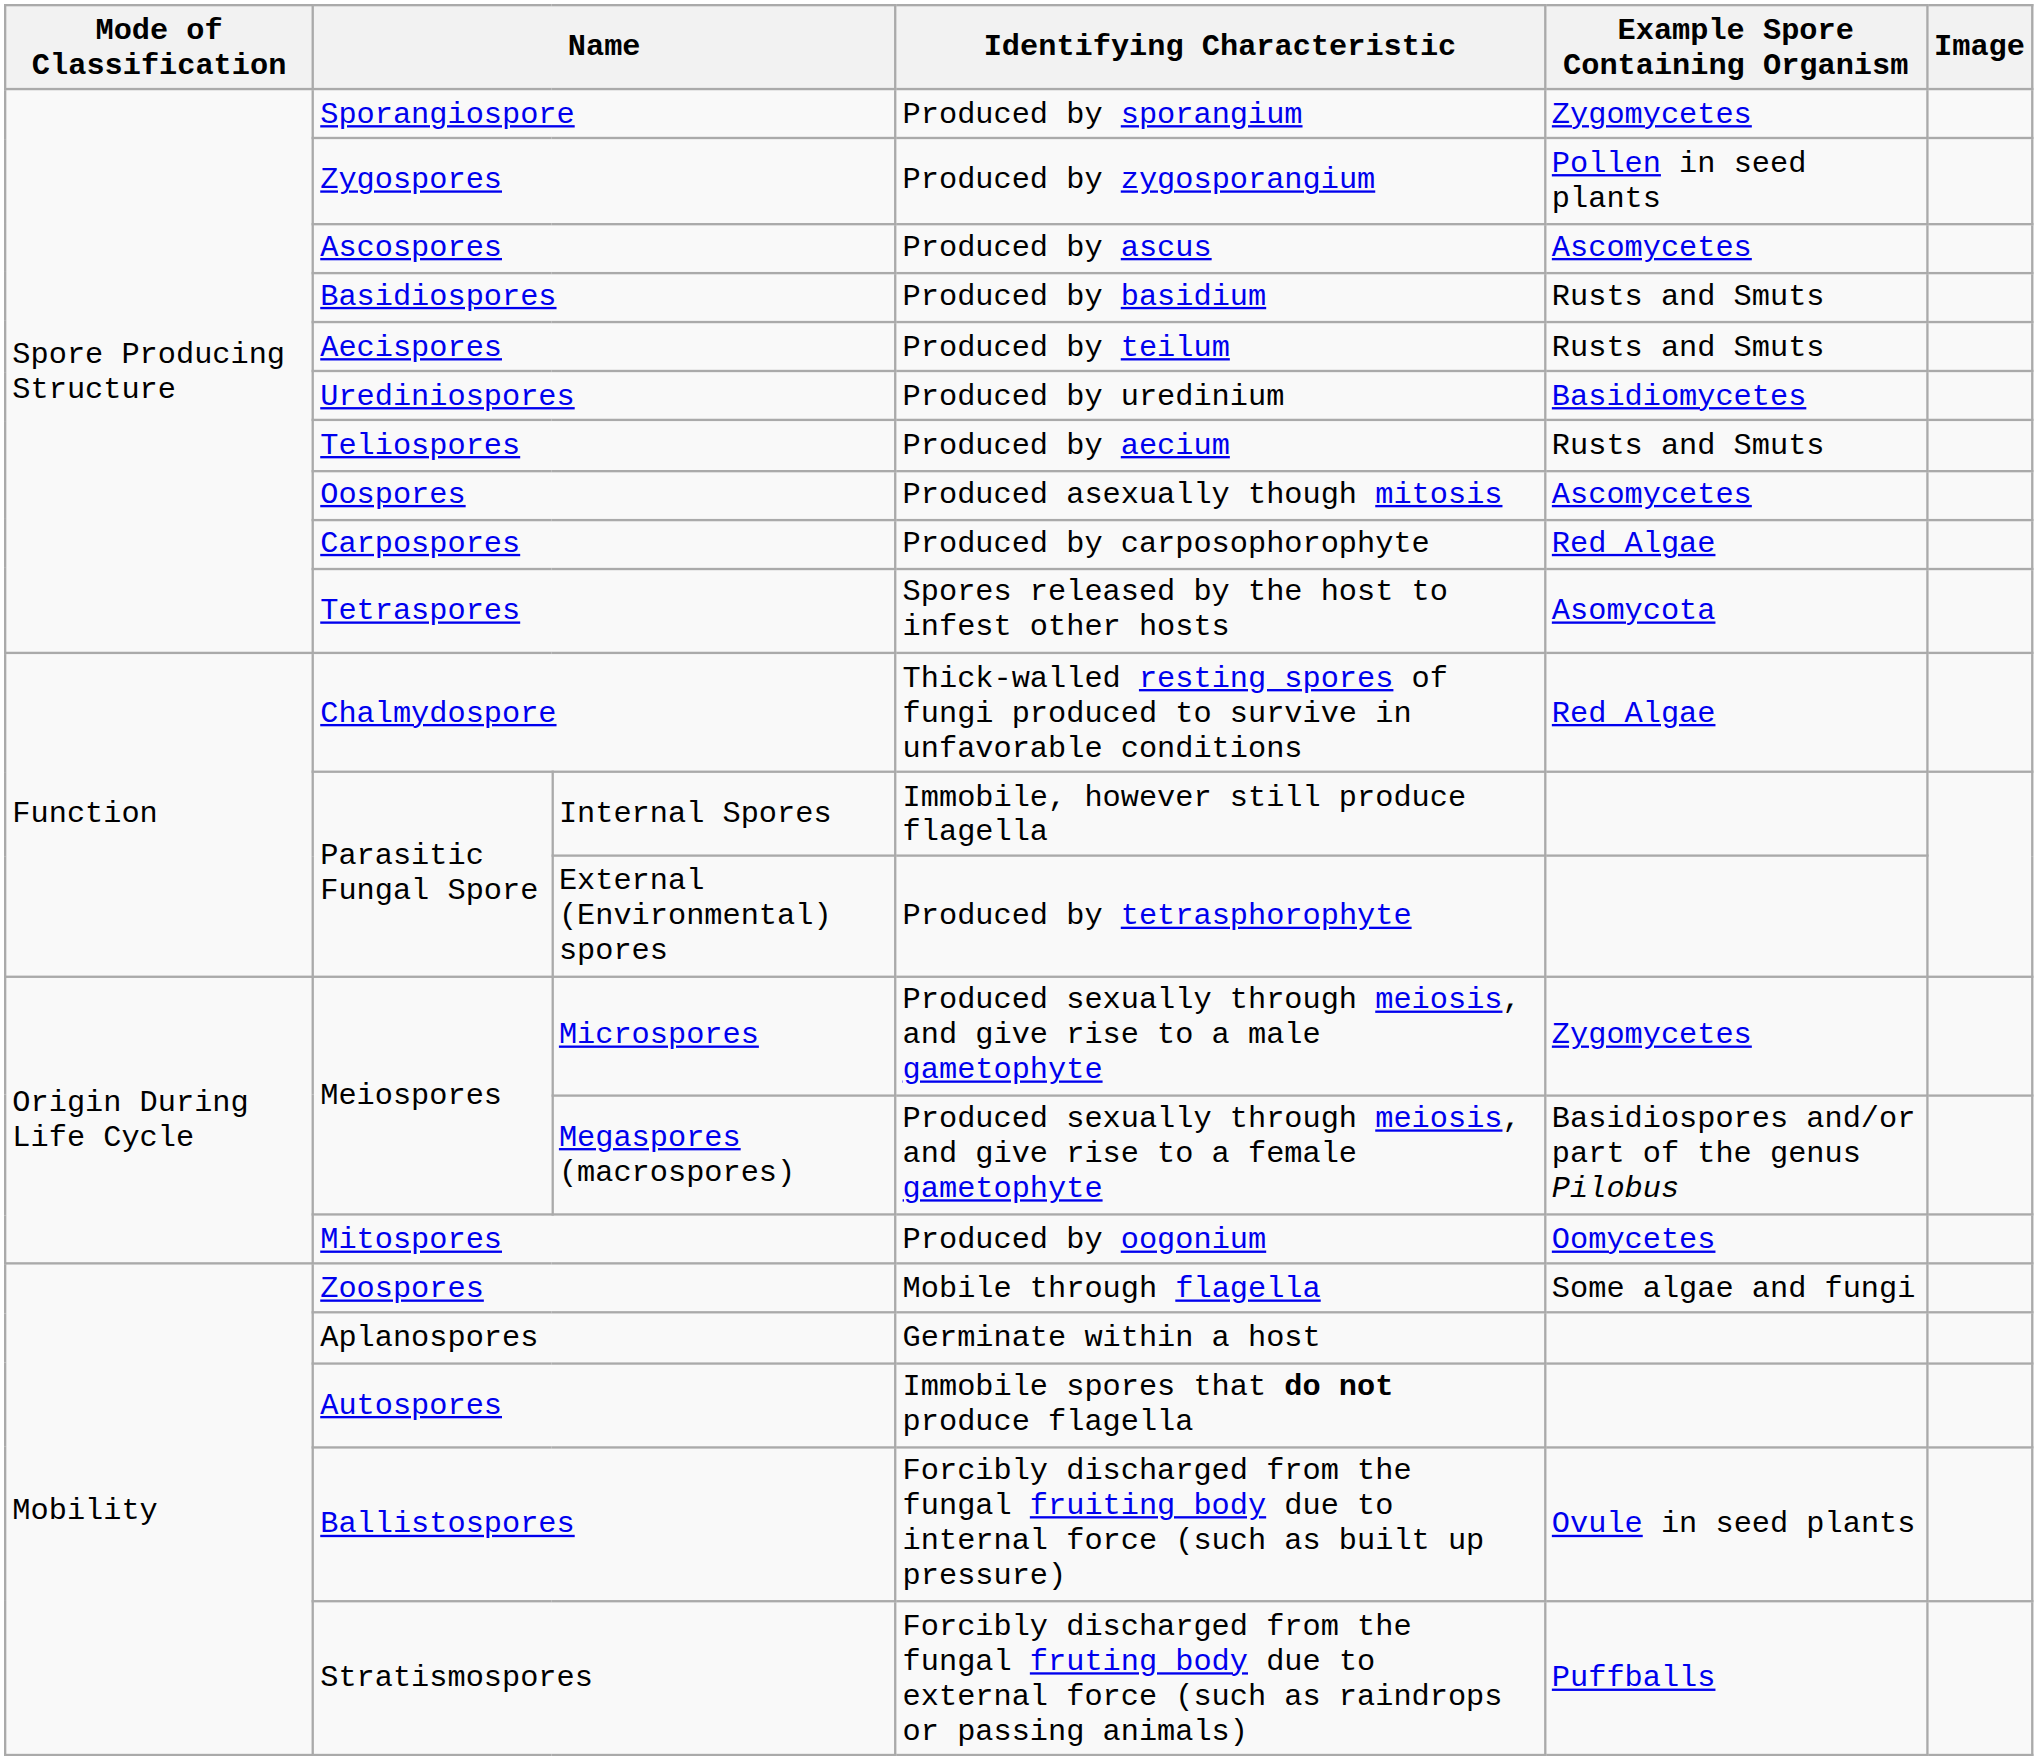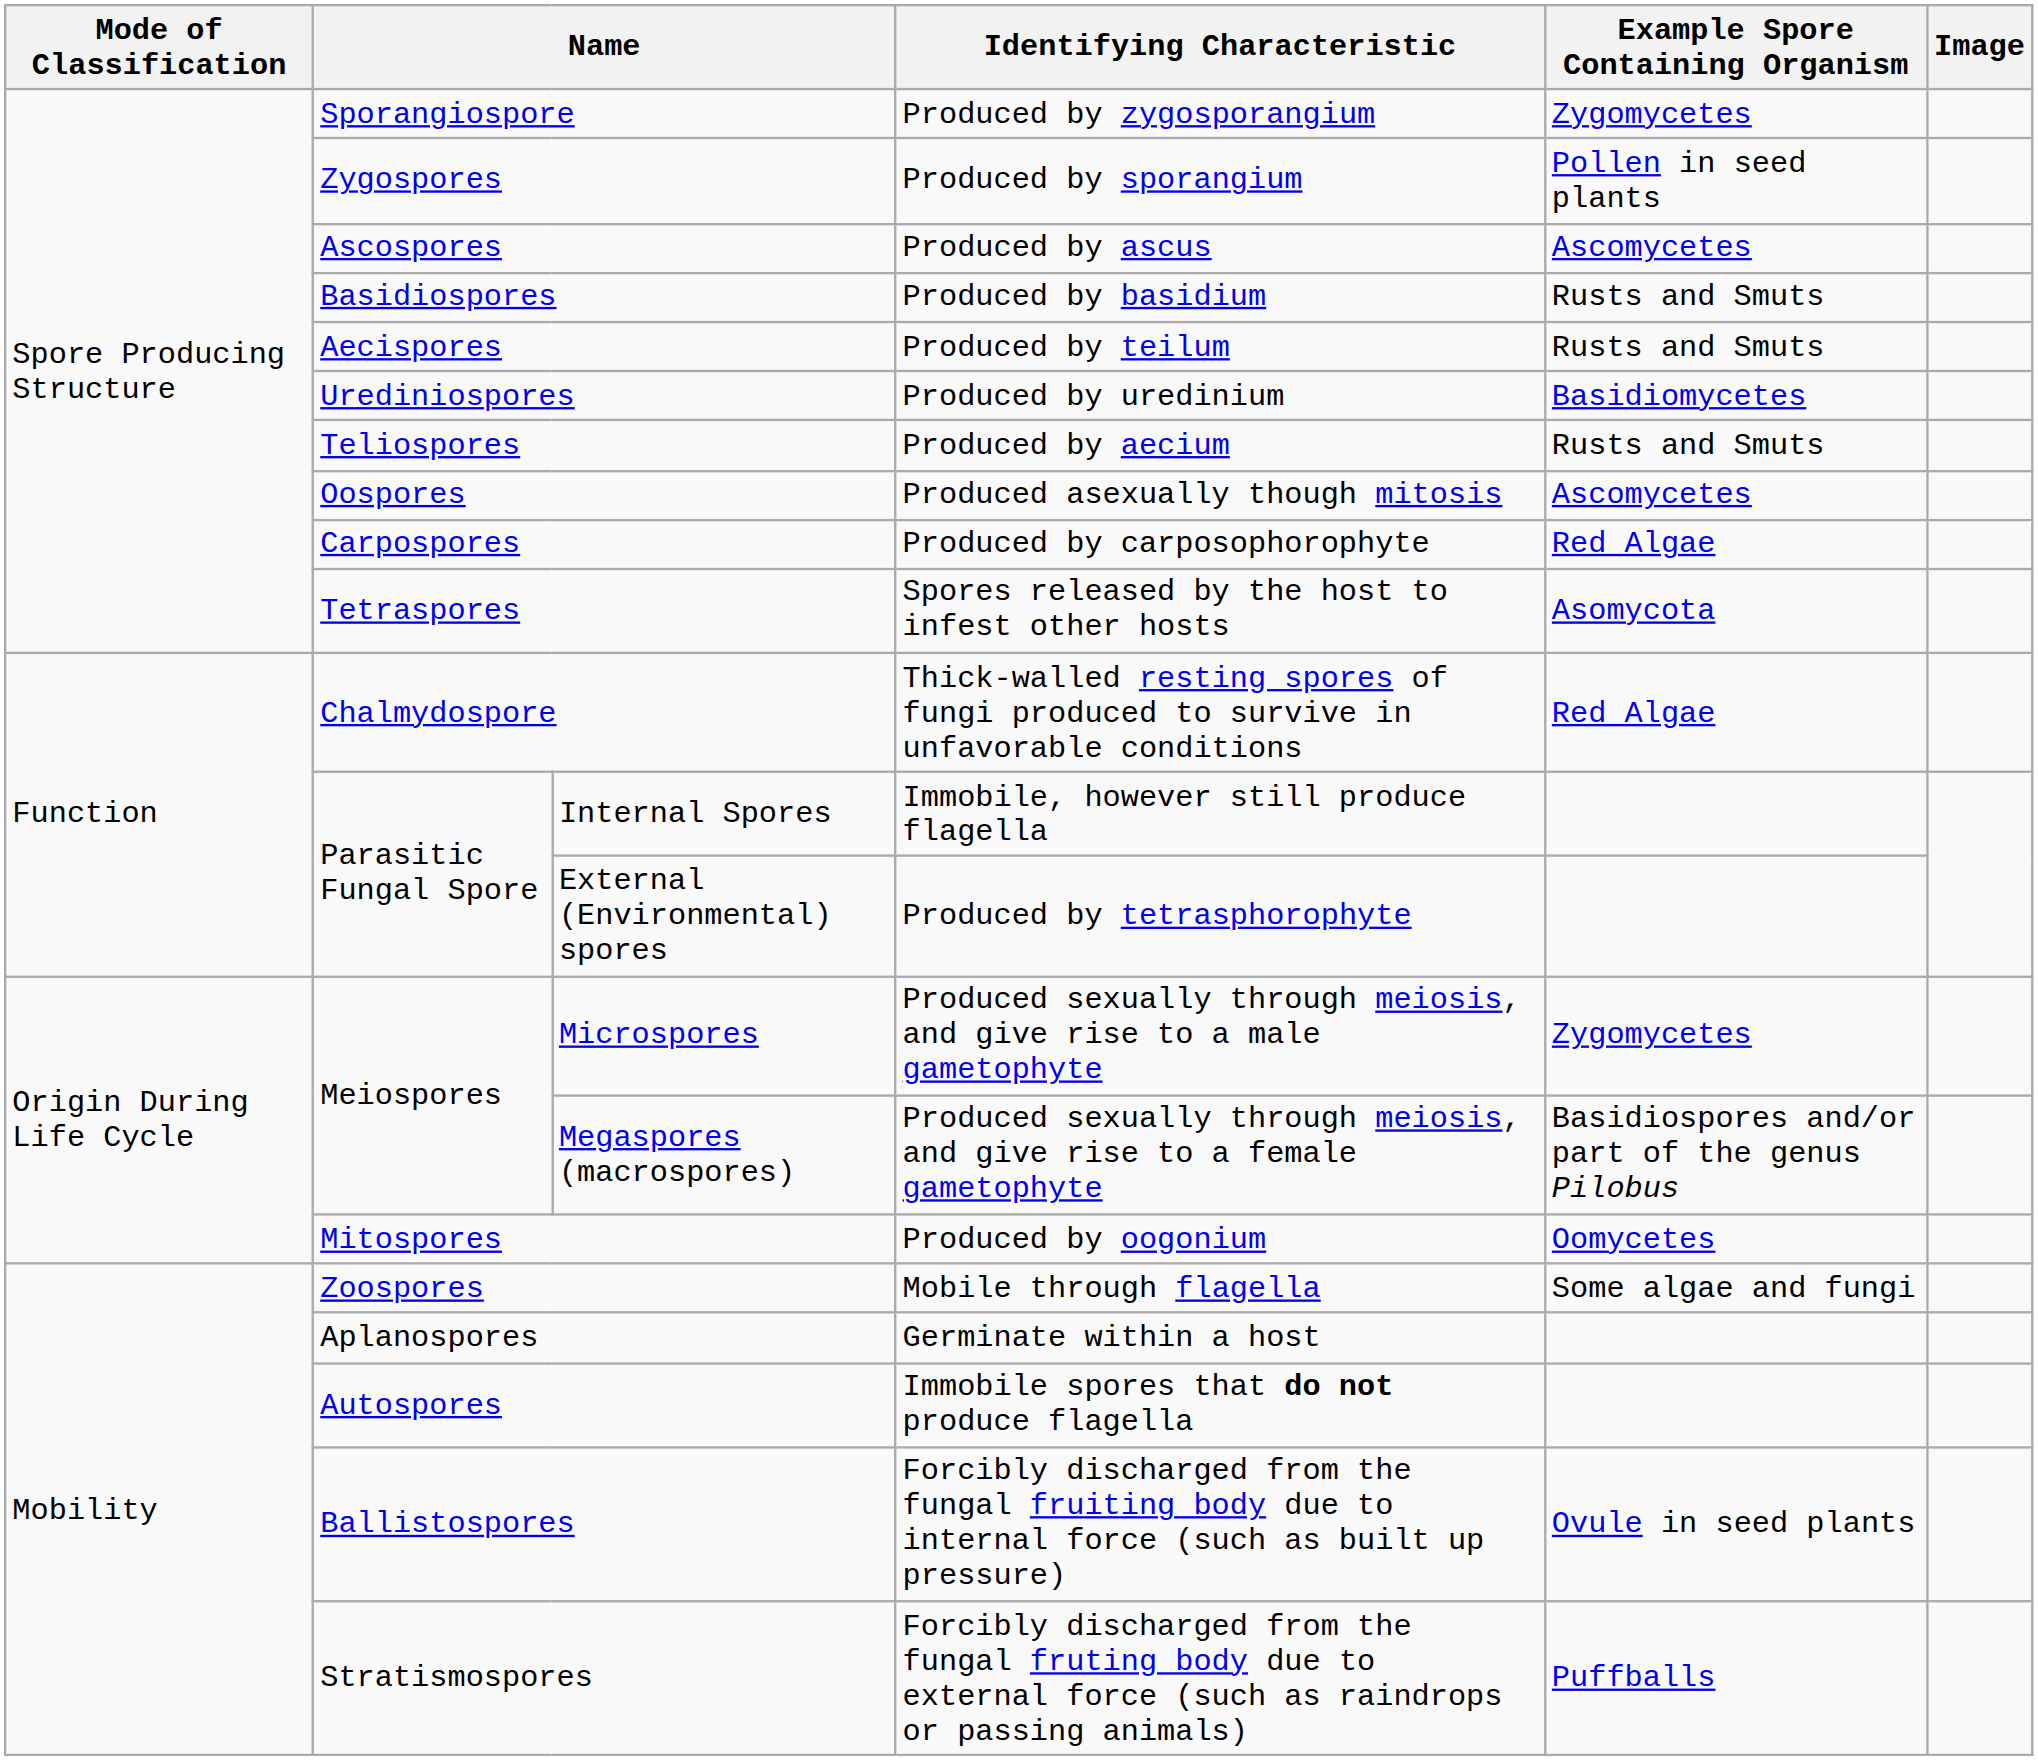(1103, 114) Produced by sporangium -> (1139, 114) Produced by zygosporangium
(1139, 181) Produced by zygosporangium -> (1103, 181) Produced by sporangium
